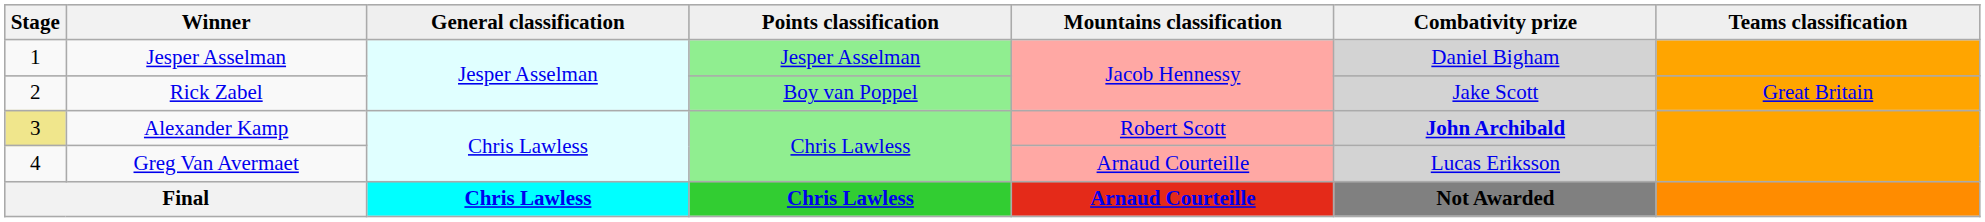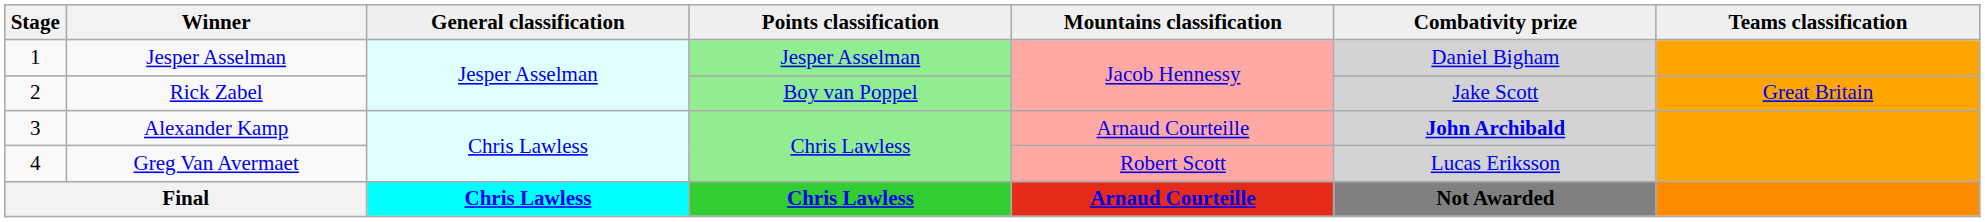(35, 128) khaki background -> (35, 128) no background
(1173, 128) Robert Scott -> (1173, 128) Arnaud Courteille
(1173, 163) Arnaud Courteille -> (1173, 163) Robert Scott
